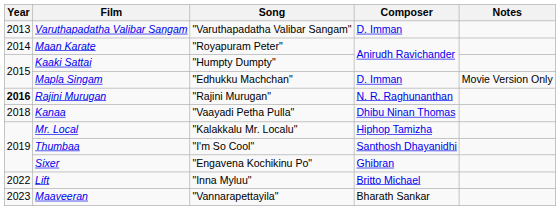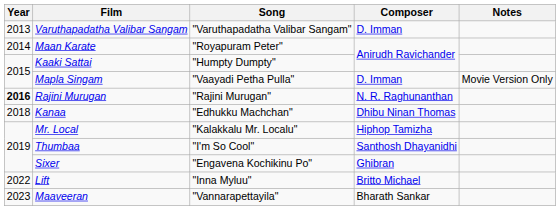(243, 79) "Edhukku Machchan" -> (243, 79) "Vaayadi Petha Pulla"
(243, 113) "Vaayadi Petha Pulla" -> (243, 113) "Edhukku Machchan"
